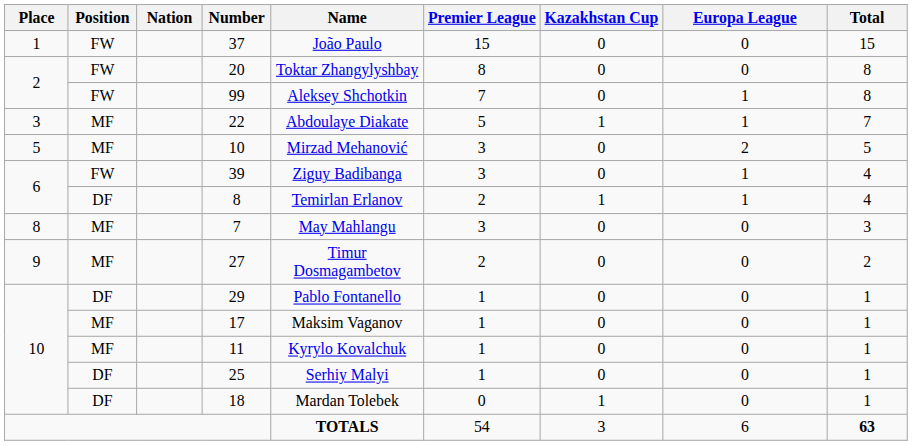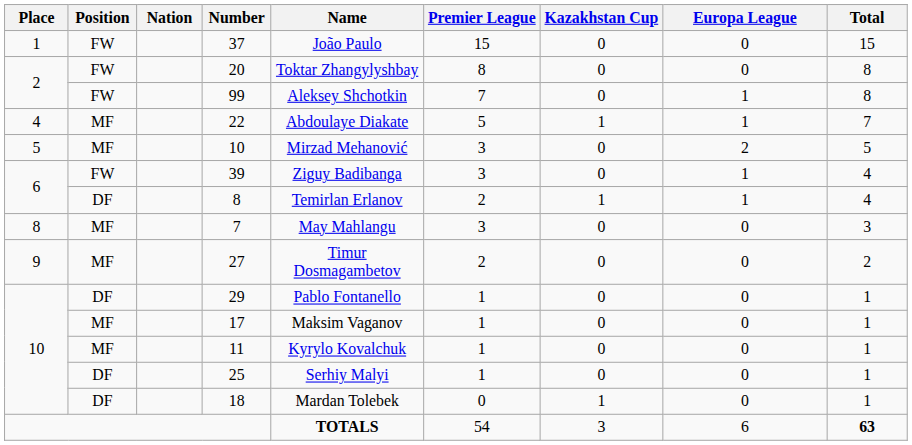(36, 121) 3 -> (36, 121) 4
